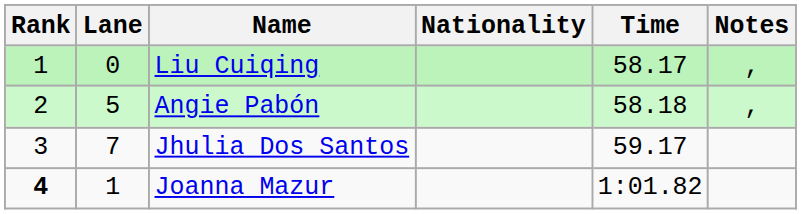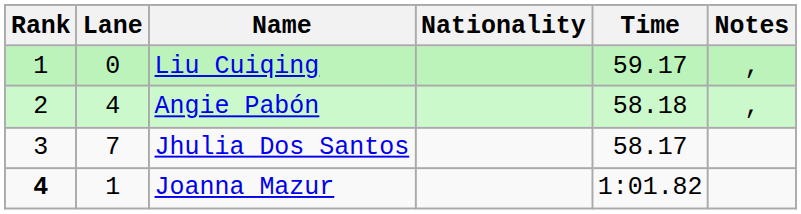(650, 66) 58.17 -> (650, 66) 59.17
(113, 107) 5 -> (113, 107) 4
(650, 147) 59.17 -> (650, 147) 58.17
